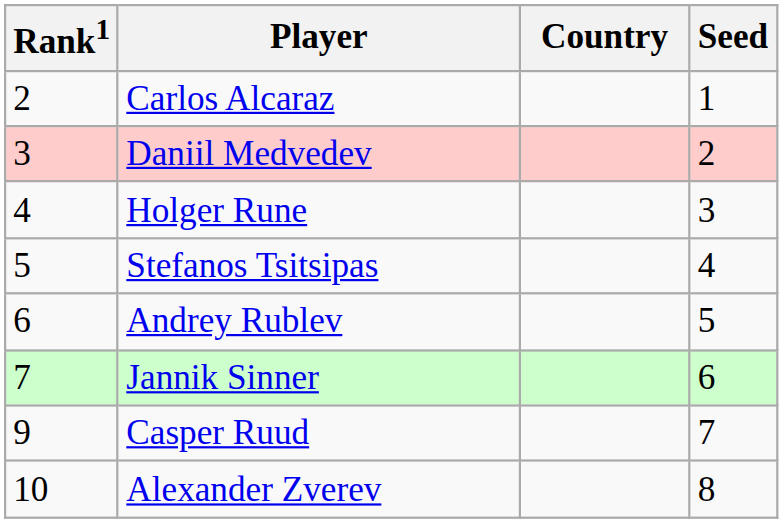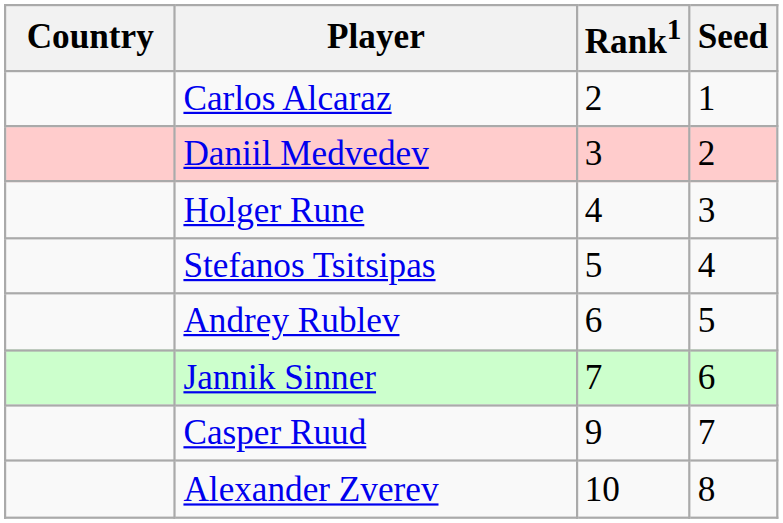columns swapped: (605, 37) <-> (62, 37)
